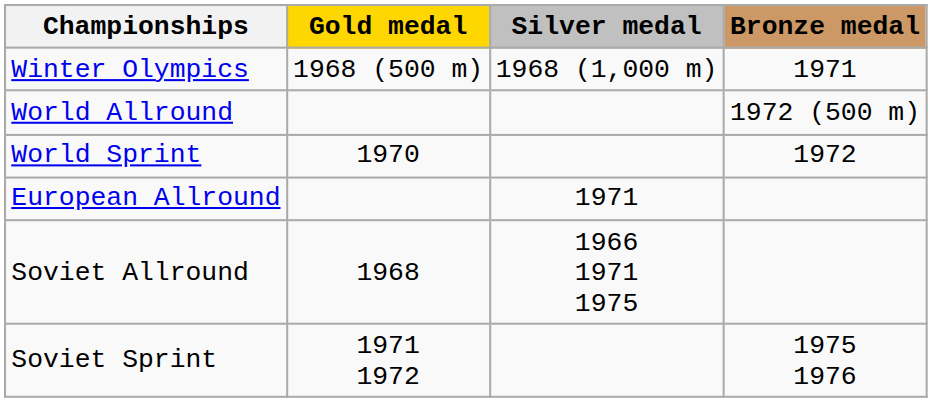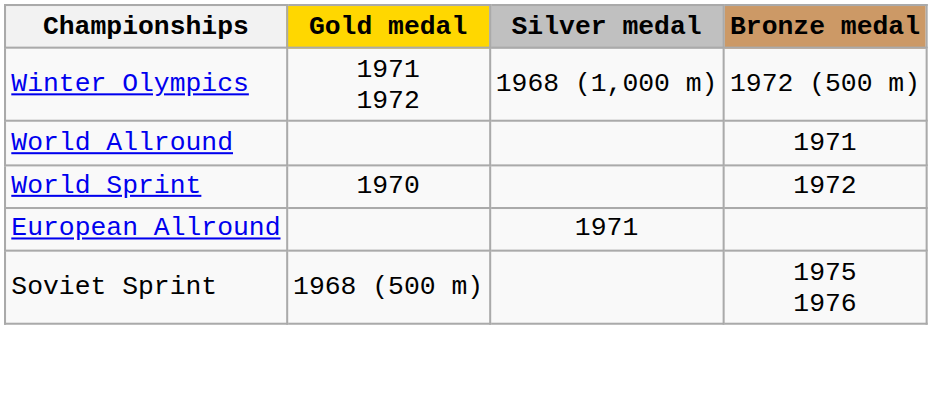(388, 70) 1968 (500 m) -> (388, 85) 1971 1972
(825, 70) 1971 -> (825, 85) 1972 (500 m)
(825, 113) 1972 (500 m) -> (825, 143) 1971
- row: (130, 272)
(388, 361) 1971 1972 -> (388, 287) 1968 (500 m)
